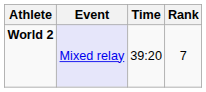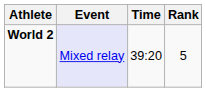(183, 56) 7 -> (183, 56) 5
